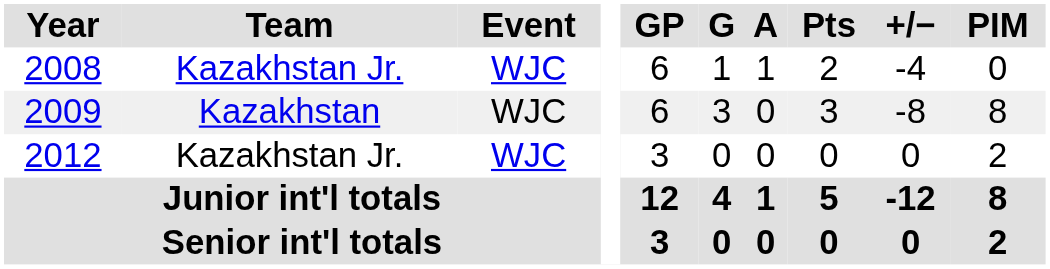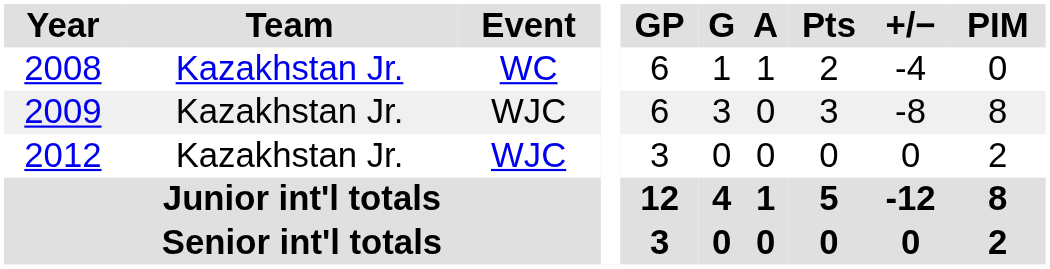(529, 68) WJC -> (529, 68) WC
(290, 111) Kazakhstan -> (290, 111) Kazakhstan Jr.
